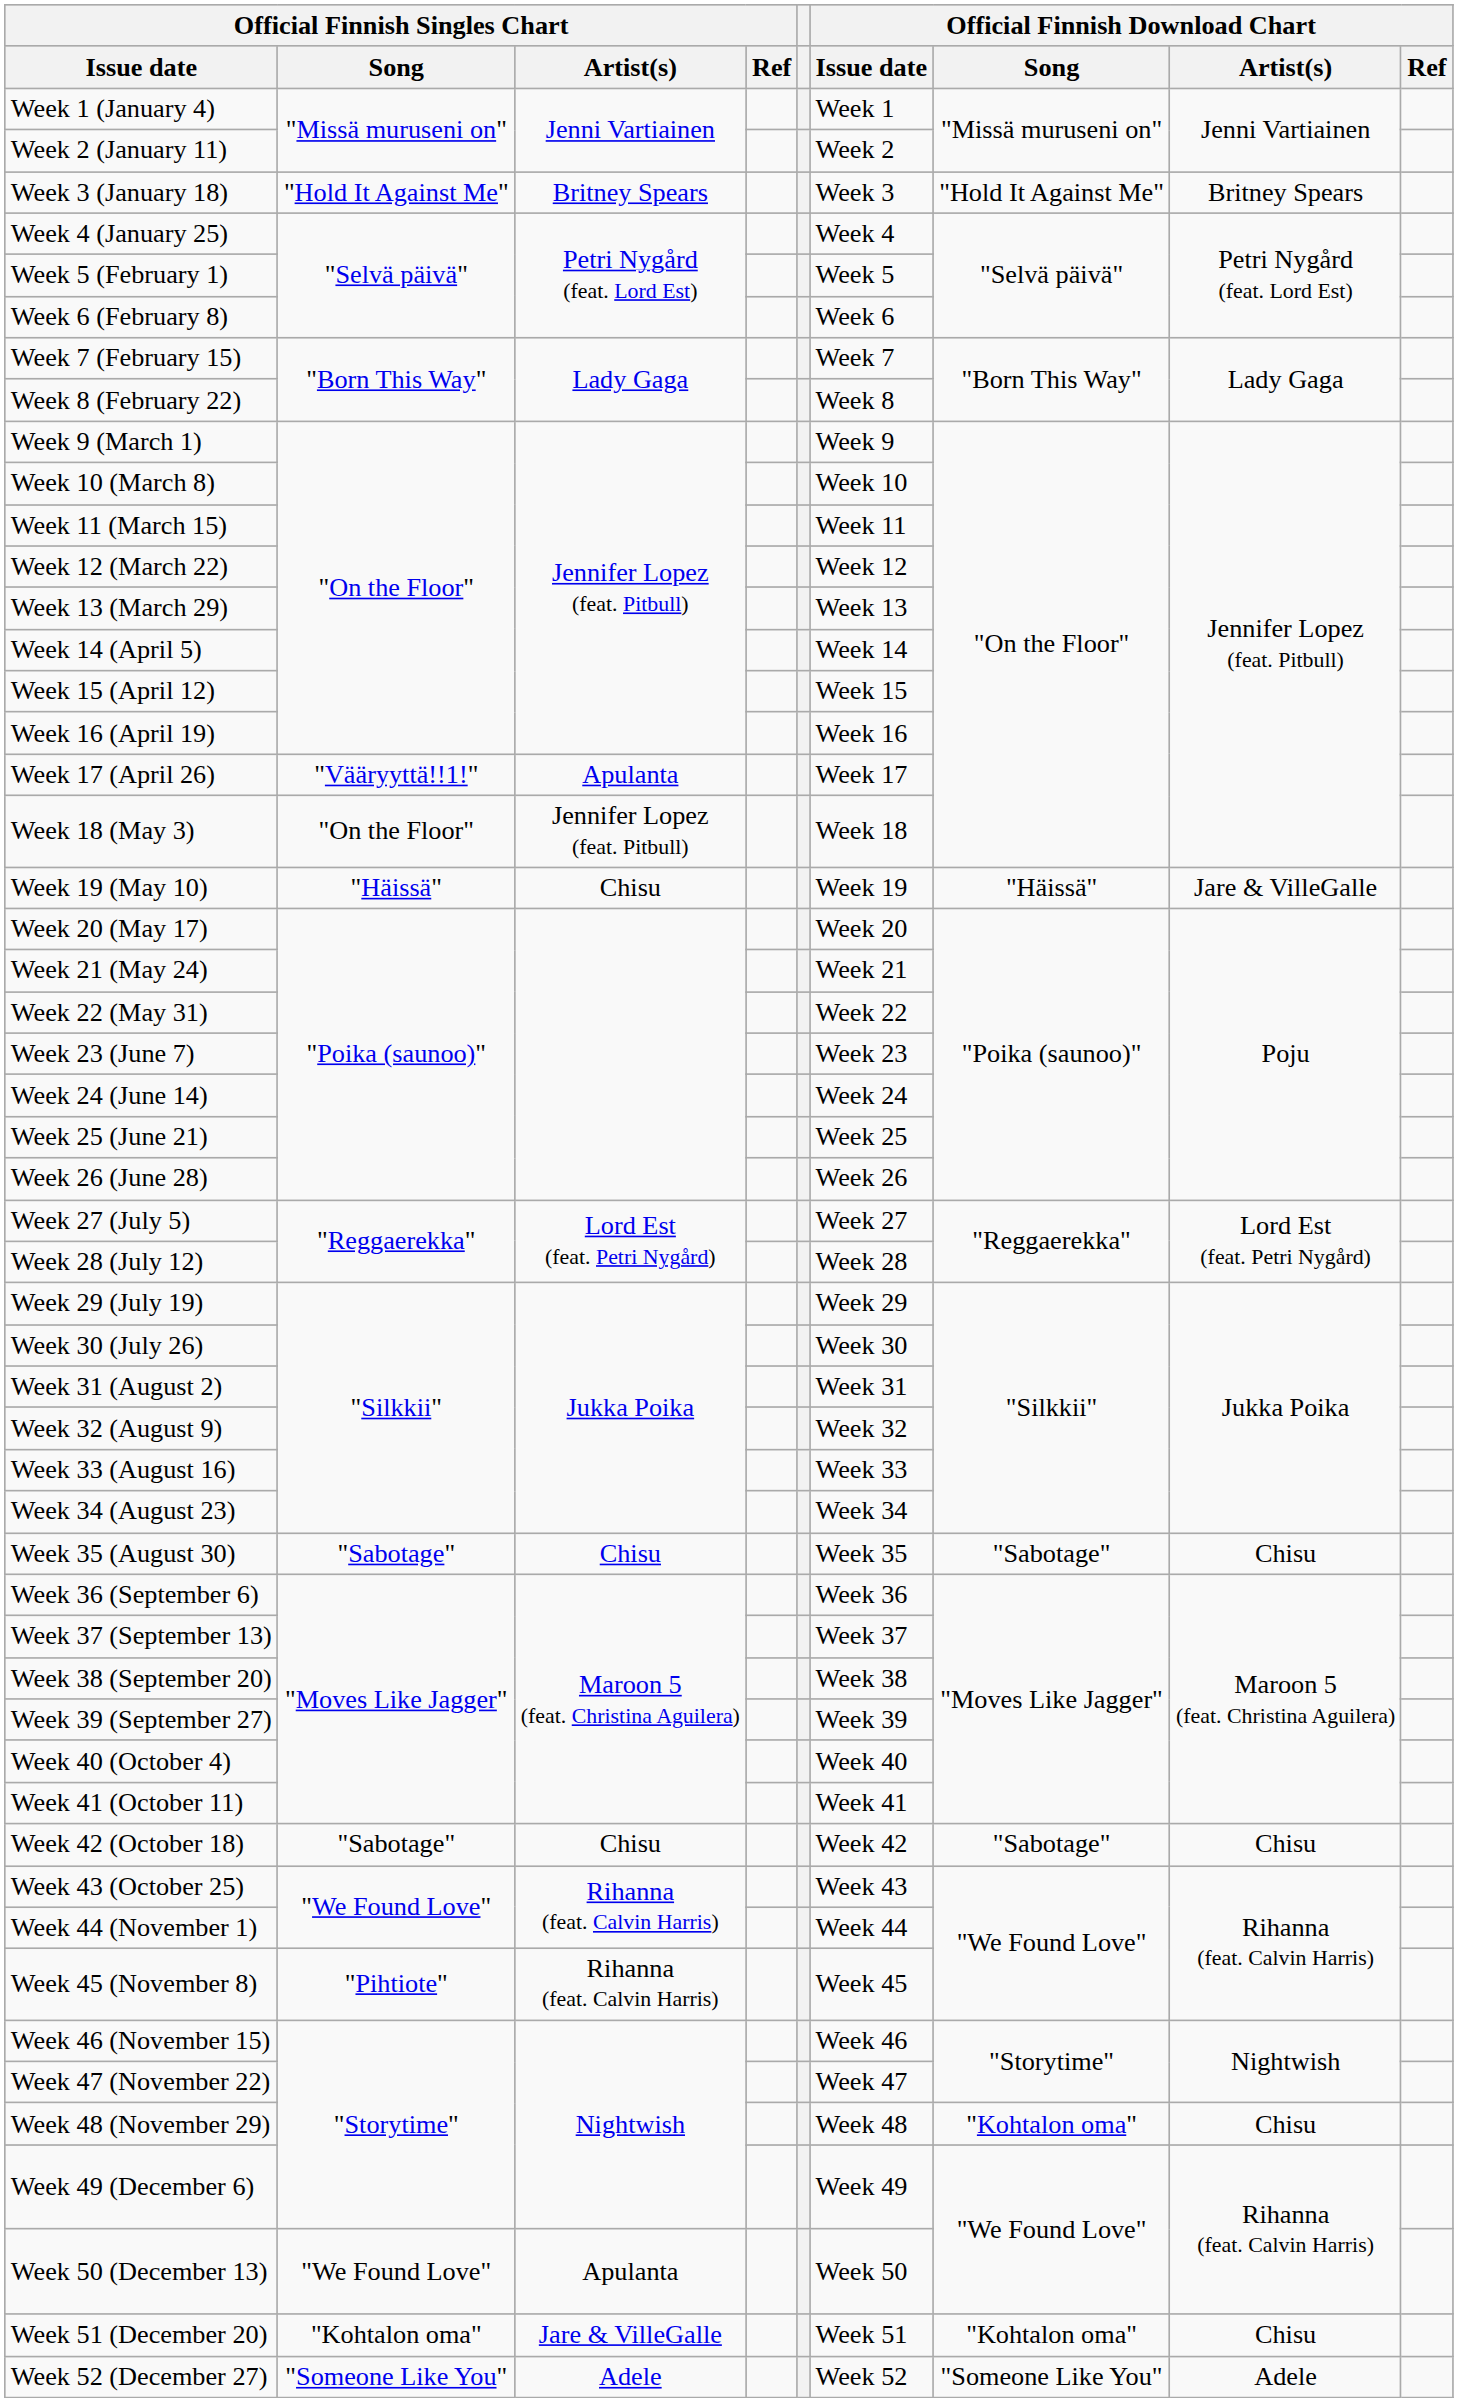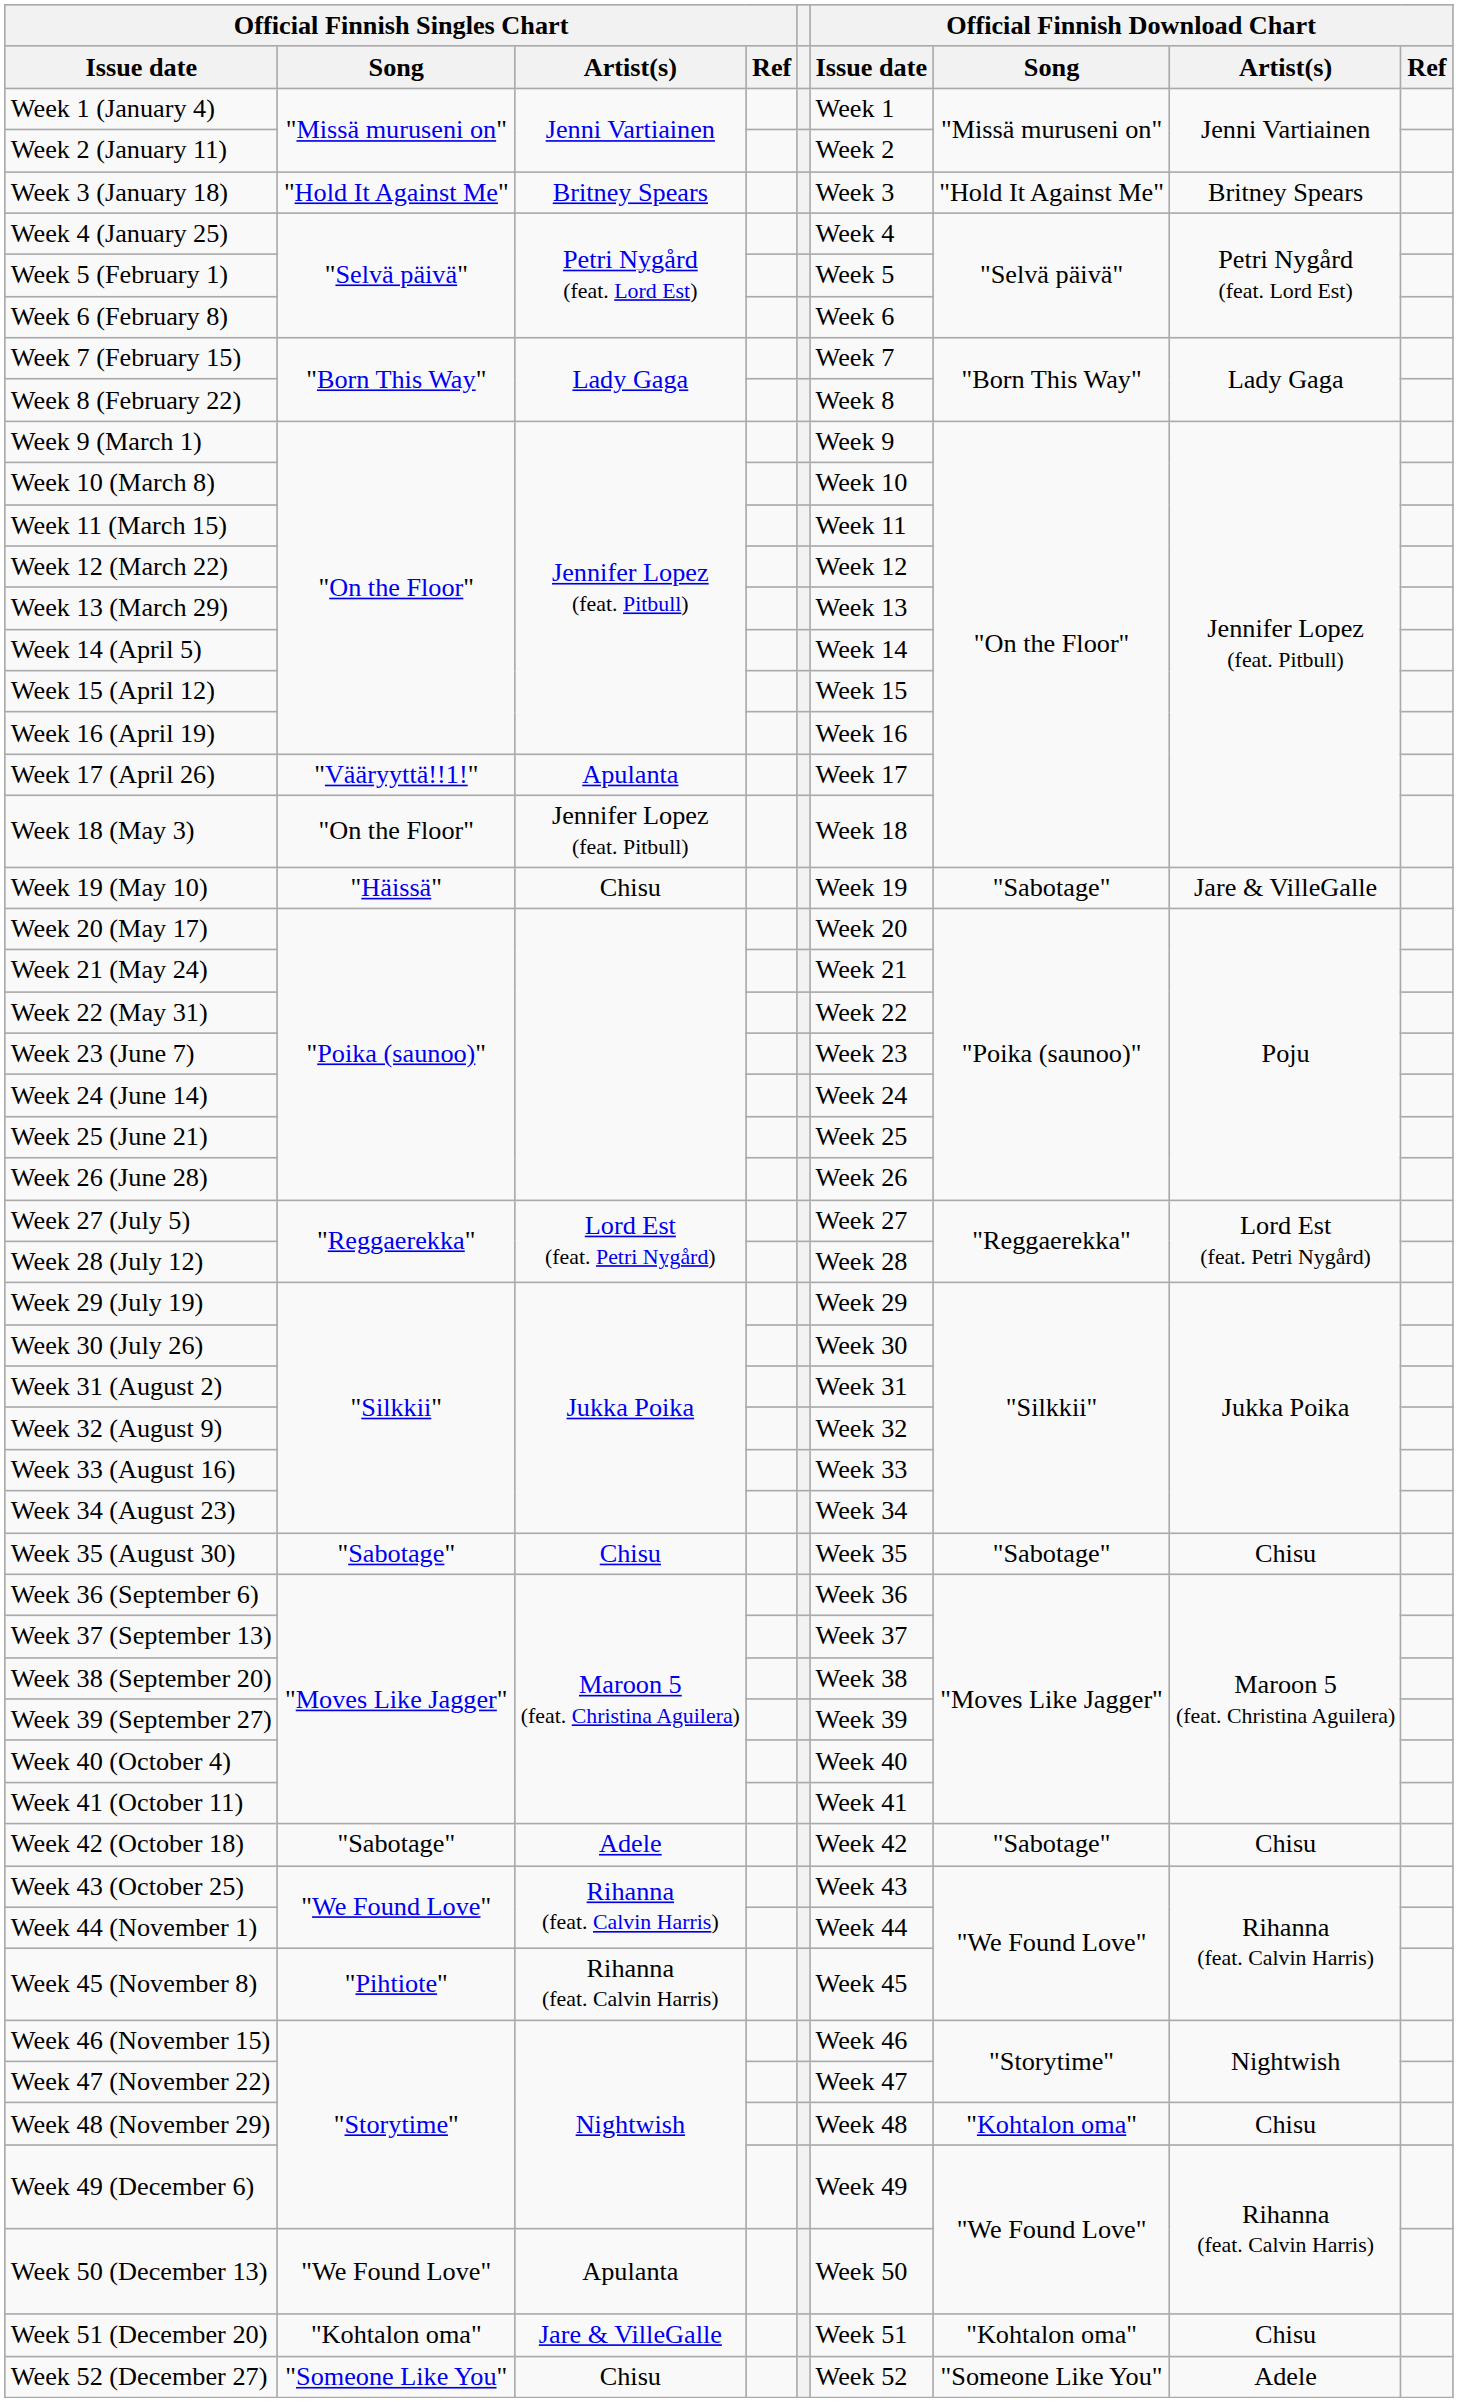(1052, 887) "Häissä" -> (1052, 887) "Sabotage"
(630, 1844) Chisu -> (630, 1844) Adele
(630, 2376) Adele -> (630, 2376) Chisu
